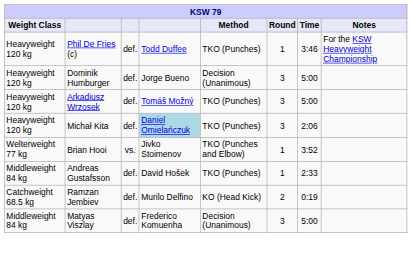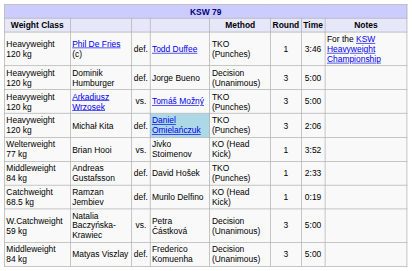(130, 101) def. -> (141, 101) vs.
(230, 149) TKO (Punches and Elbow) -> (231, 149) KO (Head Kick)
(282, 197) 2 -> (286, 197) 1
+ row: (94, 225)
